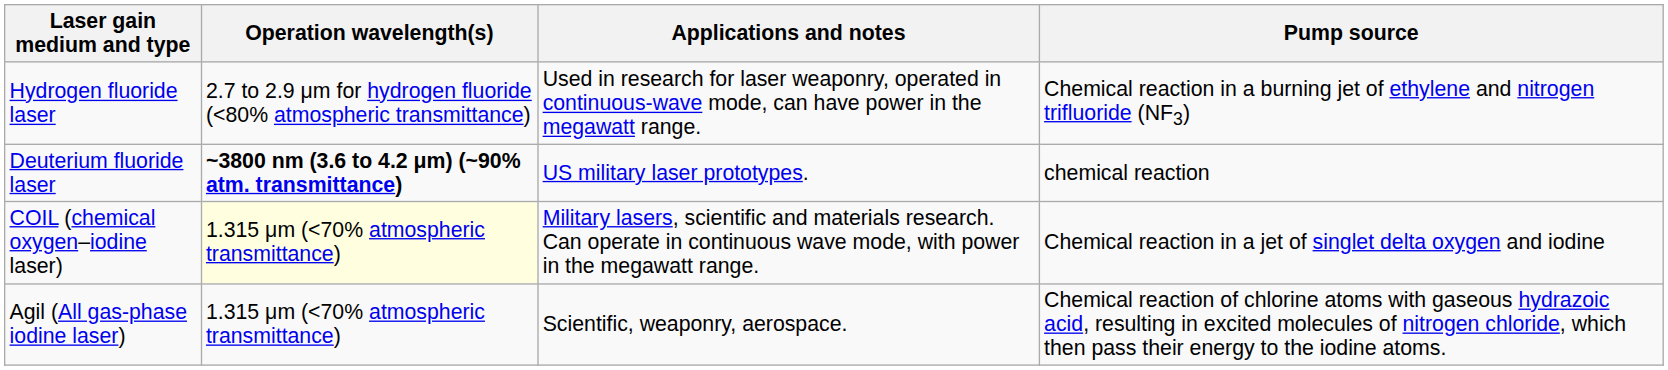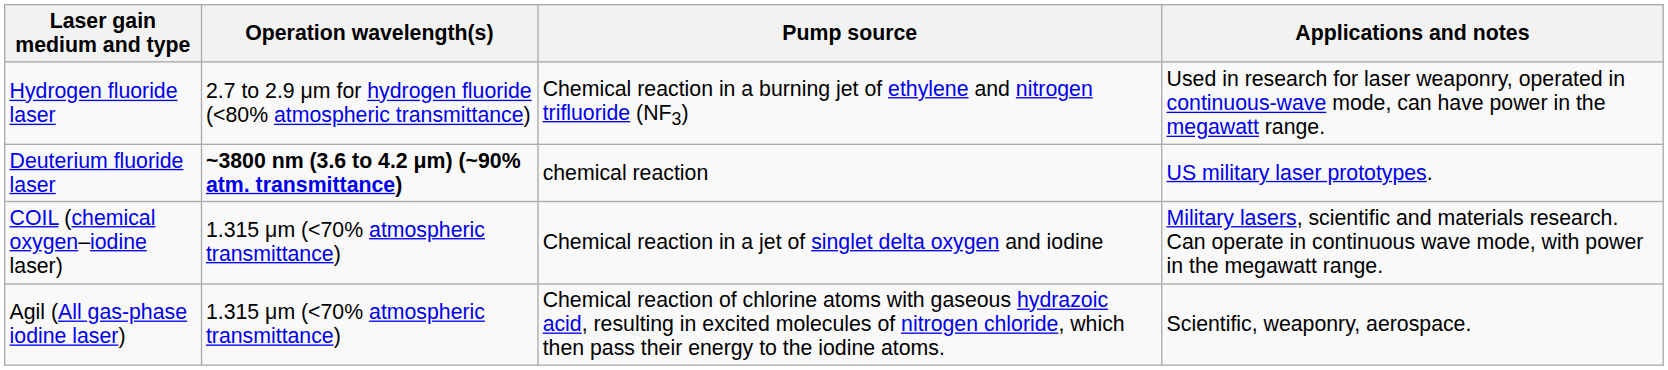columns swapped: (1351, 33) <-> (788, 33)
(345, 242) lightyellow background -> (345, 242) no background
